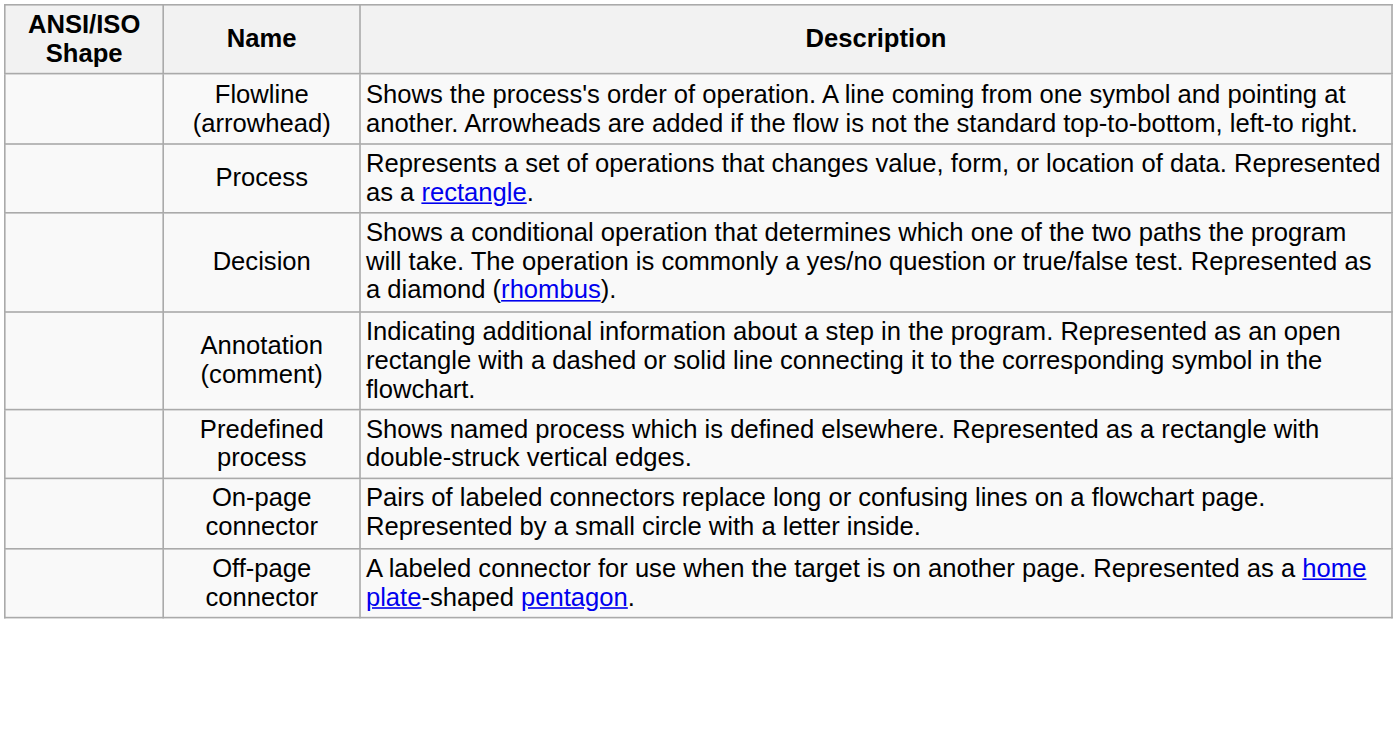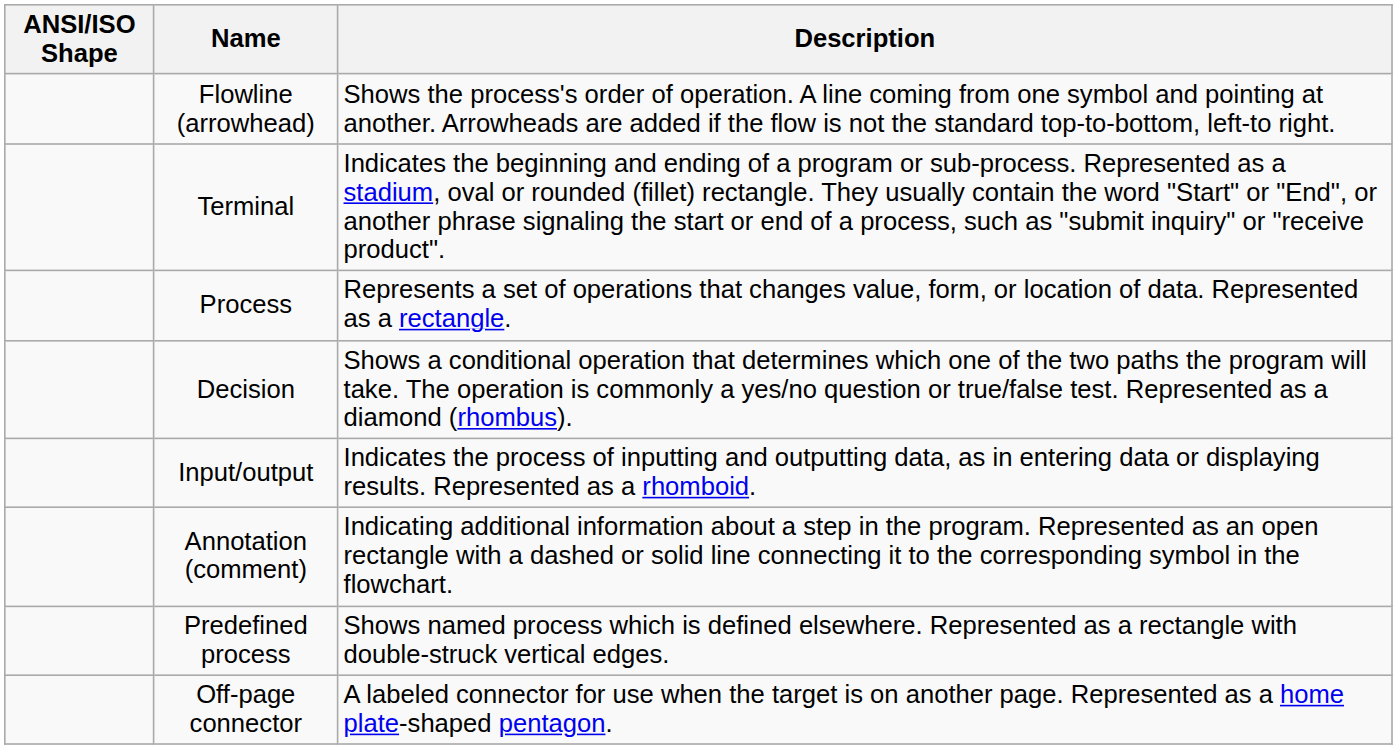+ row: (246, 206)
+ row: (246, 472)
- row: (262, 513)
